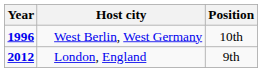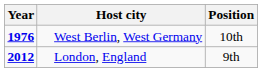(21, 36) 1996 -> (21, 36) 1976
